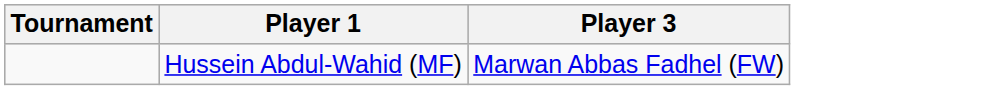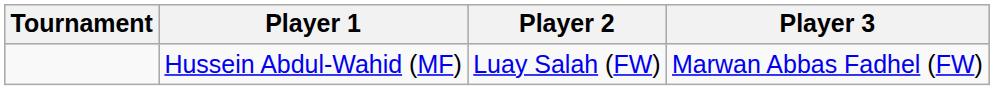+ column: (567, 24)
